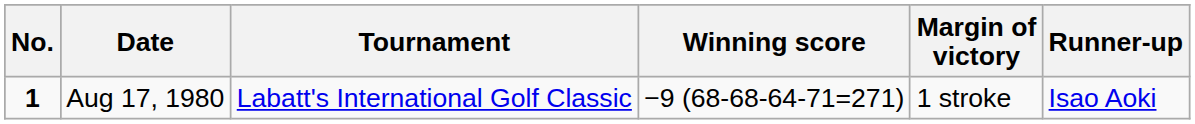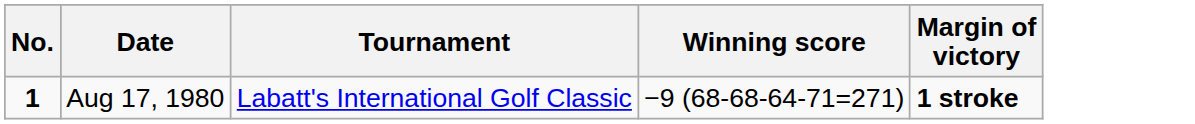- column: (1116, 41)
(964, 98) normal -> (968, 98) bold
